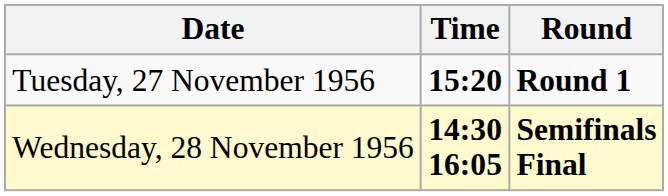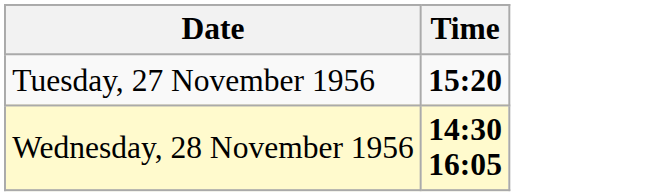- column: (586, 29)
